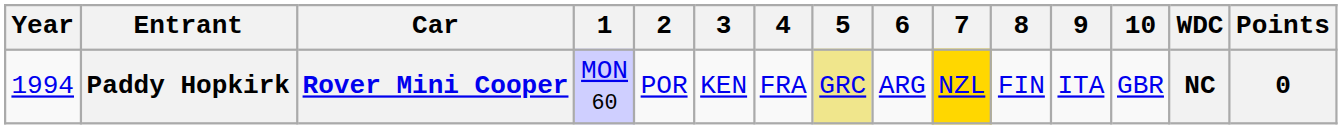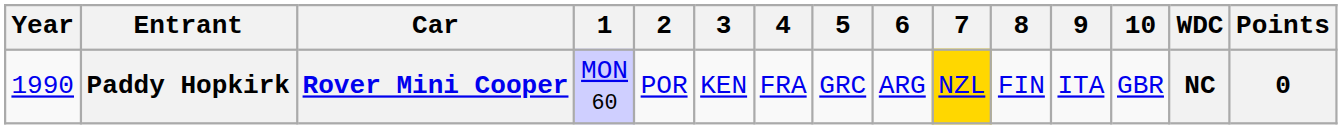(43, 86) 1994 -> (43, 86) 1990
(843, 86) khaki background -> (843, 86) no background
